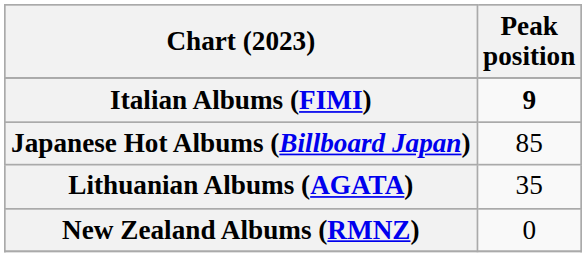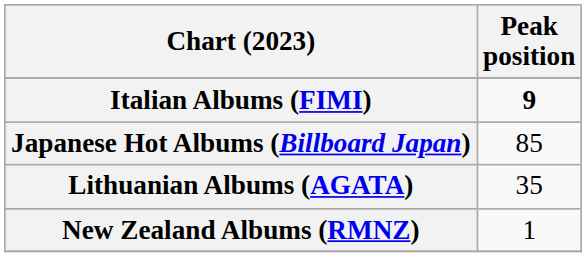(529, 229) 0 -> (529, 229) 1
